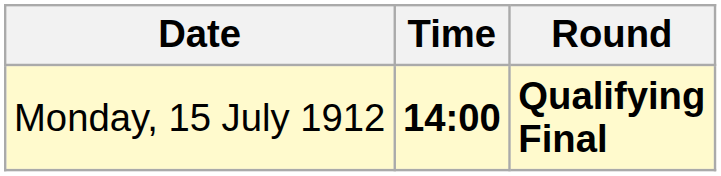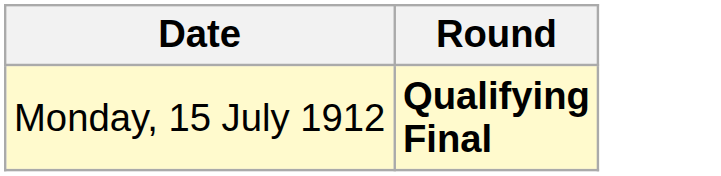- column: (452, 34)
